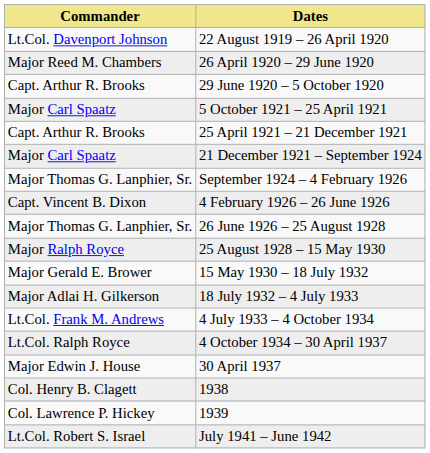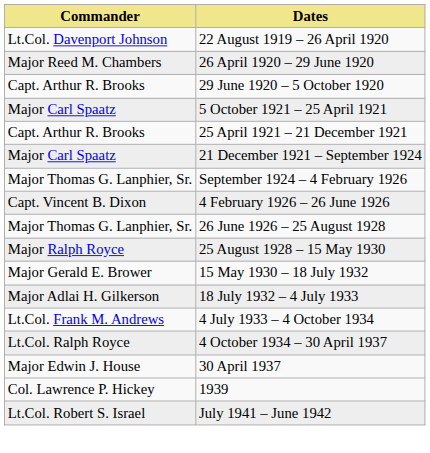- row: (214, 389)
